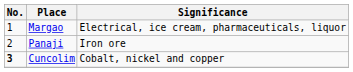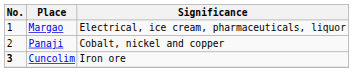(103, 44) Iron ore -> (152, 44) Cobalt, nickel and copper
(152, 59) Cobalt, nickel and copper -> (103, 59) Iron ore
